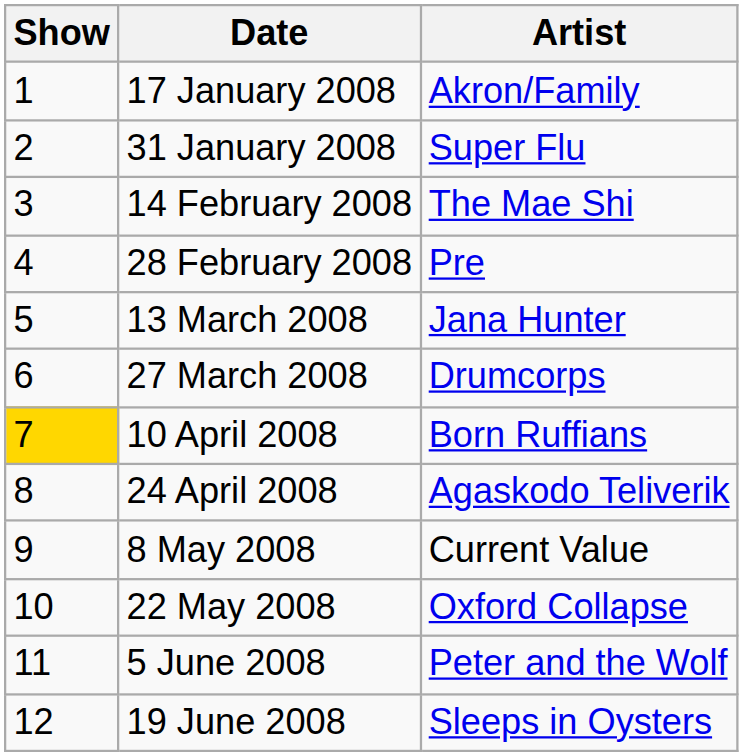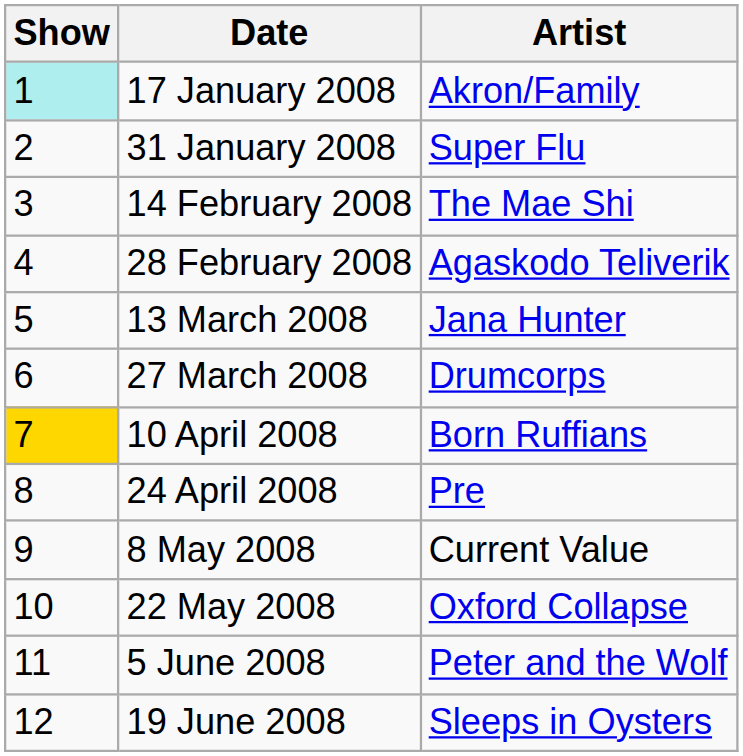(24, 90) no background -> (24, 90) paleturquoise background
(457, 262) Pre -> (579, 262) Agaskodo Teliverik
(579, 491) Agaskodo Teliverik -> (457, 491) Pre
